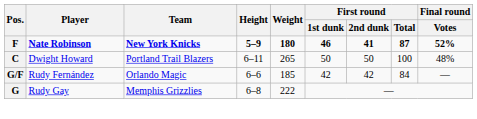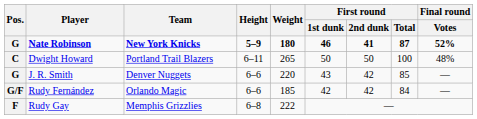(15, 43) F -> (15, 43) G
+ row: (51, 75)
(15, 91) G -> (15, 106) F
